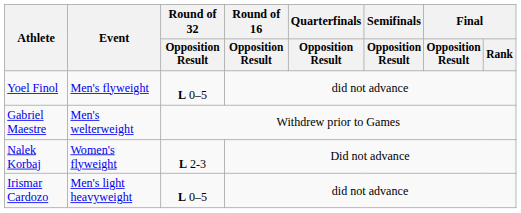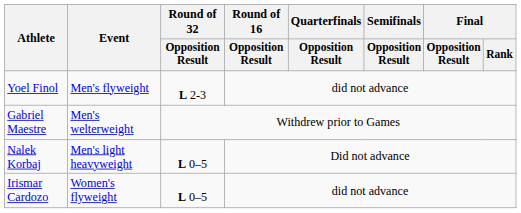(193, 95) L 0–5 -> (193, 95) L 2-3
(94, 157) Women's flyweight -> (101, 157) Men's light heavyweight
(193, 164) L 2-3 -> (193, 164) L 0–5
(101, 191) Men's light heavyweight -> (94, 191) Women's flyweight
